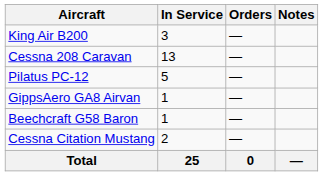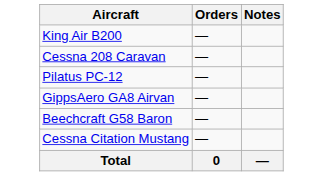- column: (192, 14)
